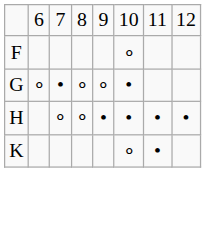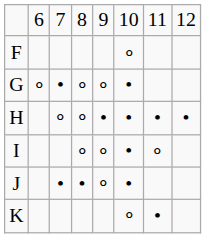+ row: (16, 150)
+ row: (16, 183)
